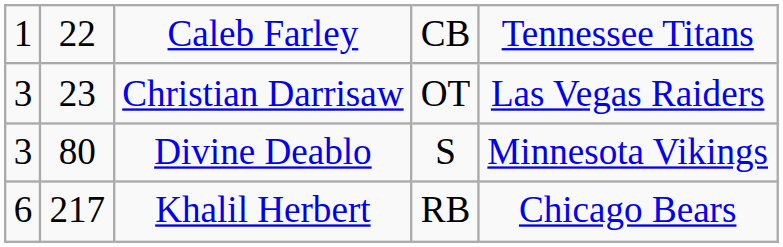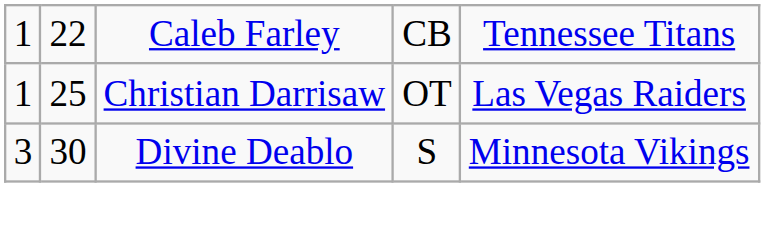(23, 92) 3 -> (23, 92) 1
(77, 92) 23 -> (68, 92) 25
(77, 151) 80 -> (68, 151) 30
- row: (263, 210)
